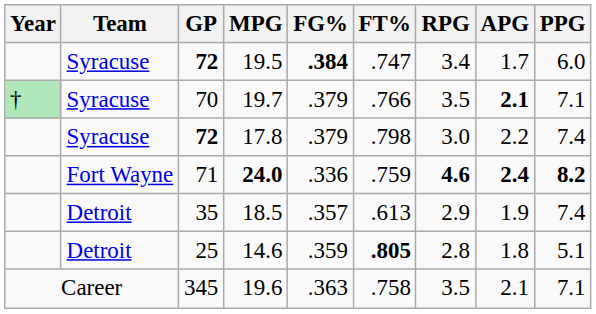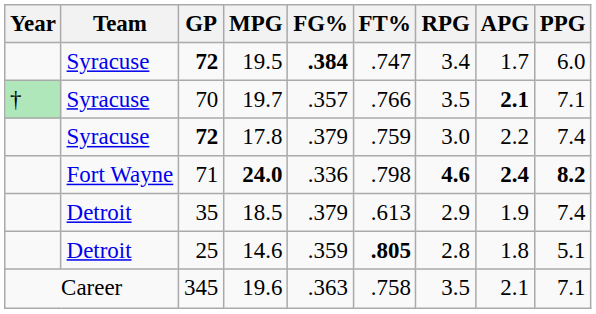(328, 99) .379 -> (328, 99) .357
(391, 137) .798 -> (391, 137) .759
(391, 174) .759 -> (391, 174) .798
(328, 212) .357 -> (328, 212) .379
